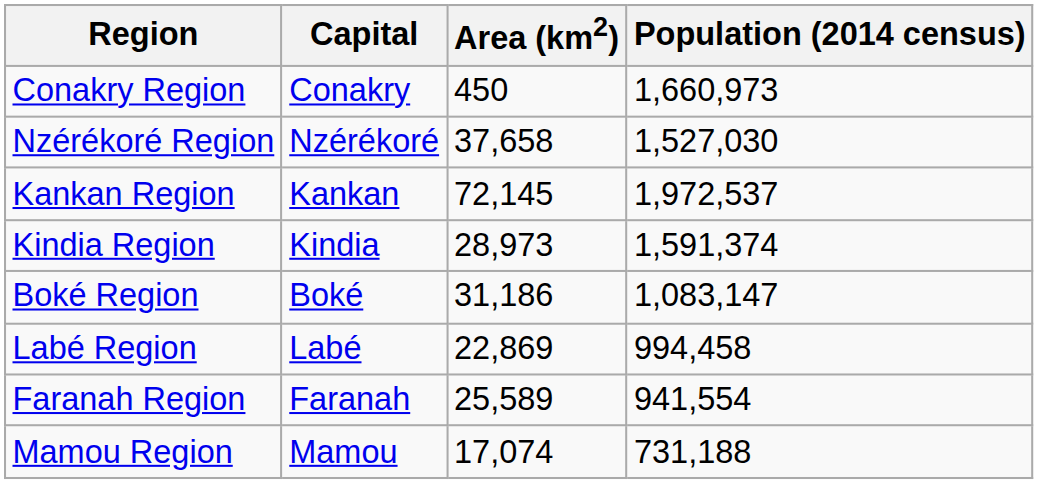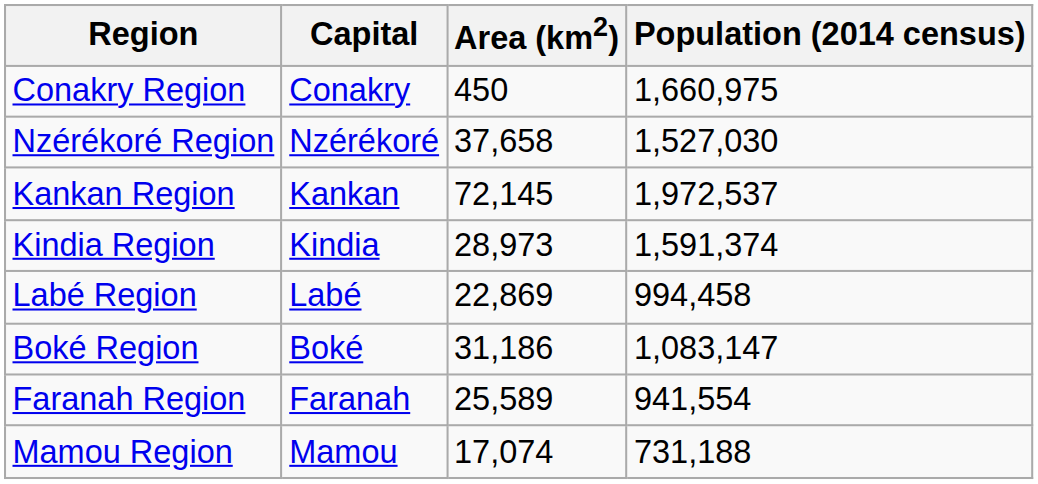(706, 90) 1,660,973 -> (706, 90) 1,660,975
rows swapped: (106, 296) <-> (105, 348)
